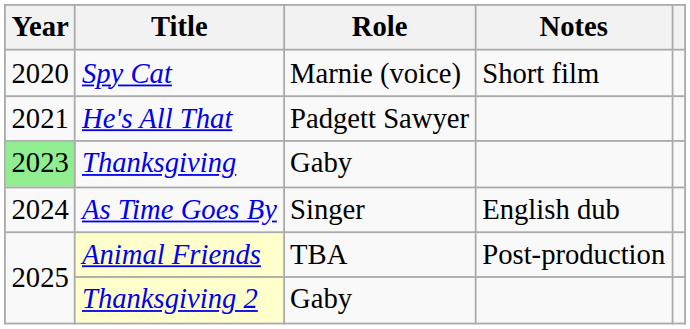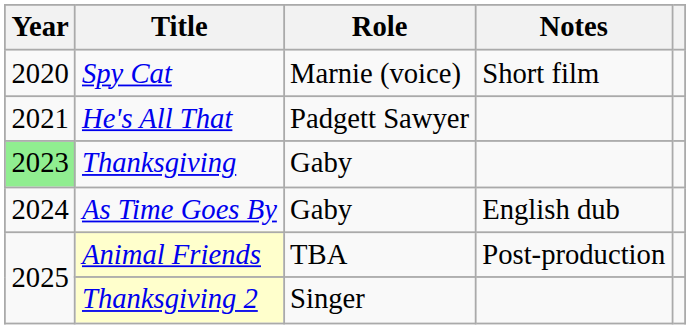(327, 208) Singer -> (321, 208) Gaby
(321, 299) Gaby -> (327, 299) Singer
